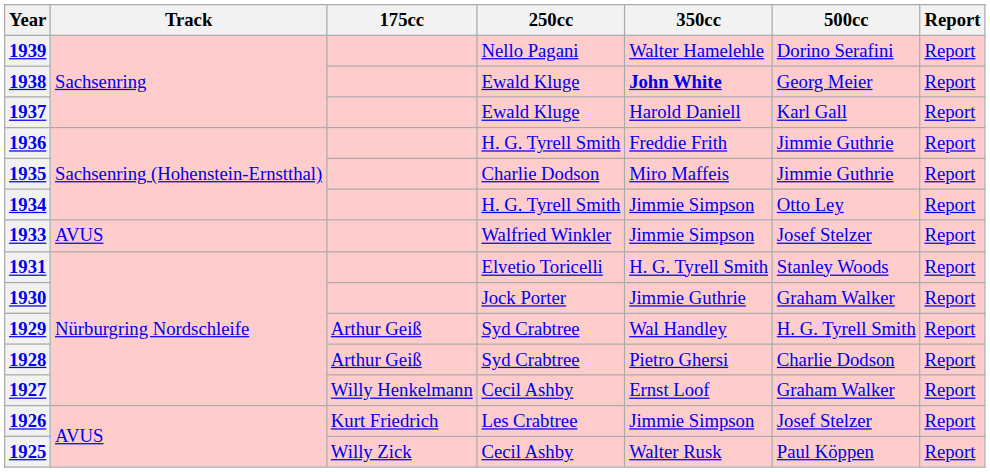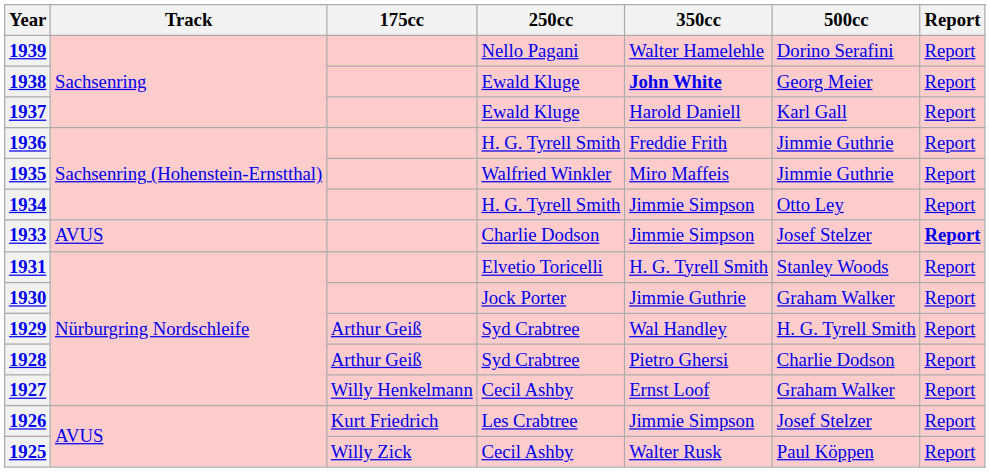(540, 174) Charlie Dodson -> (546, 174) Walfried Winkler
(546, 235) Walfried Winkler -> (540, 235) Charlie Dodson
(950, 235) normal -> (953, 235) bold
